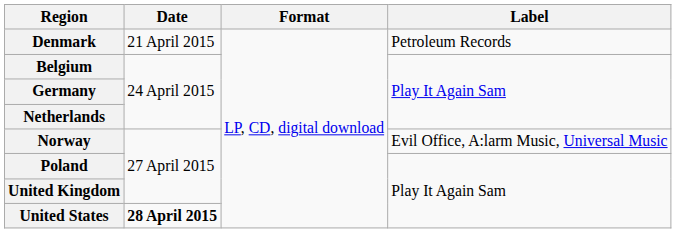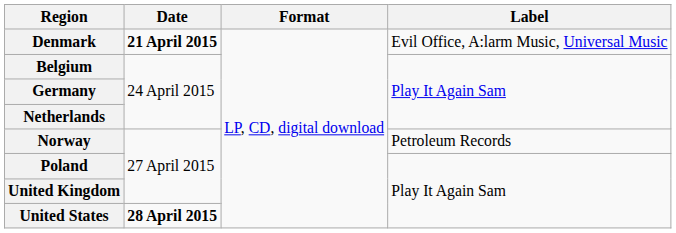(171, 41) normal -> (172, 41) bold
(451, 41) Petroleum Records -> (529, 41) Evil Office, A:larm Music, Universal Music
(529, 141) Evil Office, A:larm Music, Universal Music -> (451, 141) Petroleum Records
